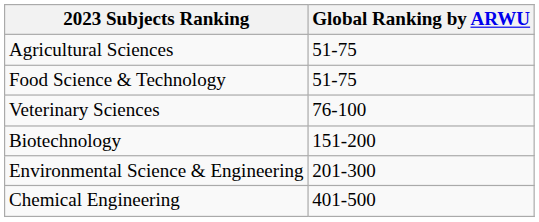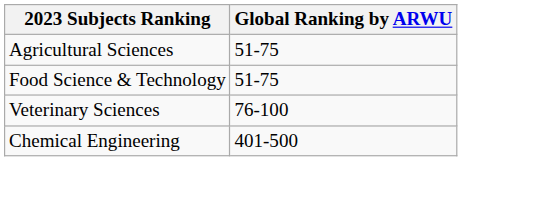- row: (65, 140)
- row: (156, 170)
